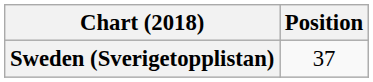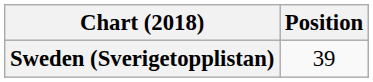(324, 58) 37 -> (324, 58) 39
